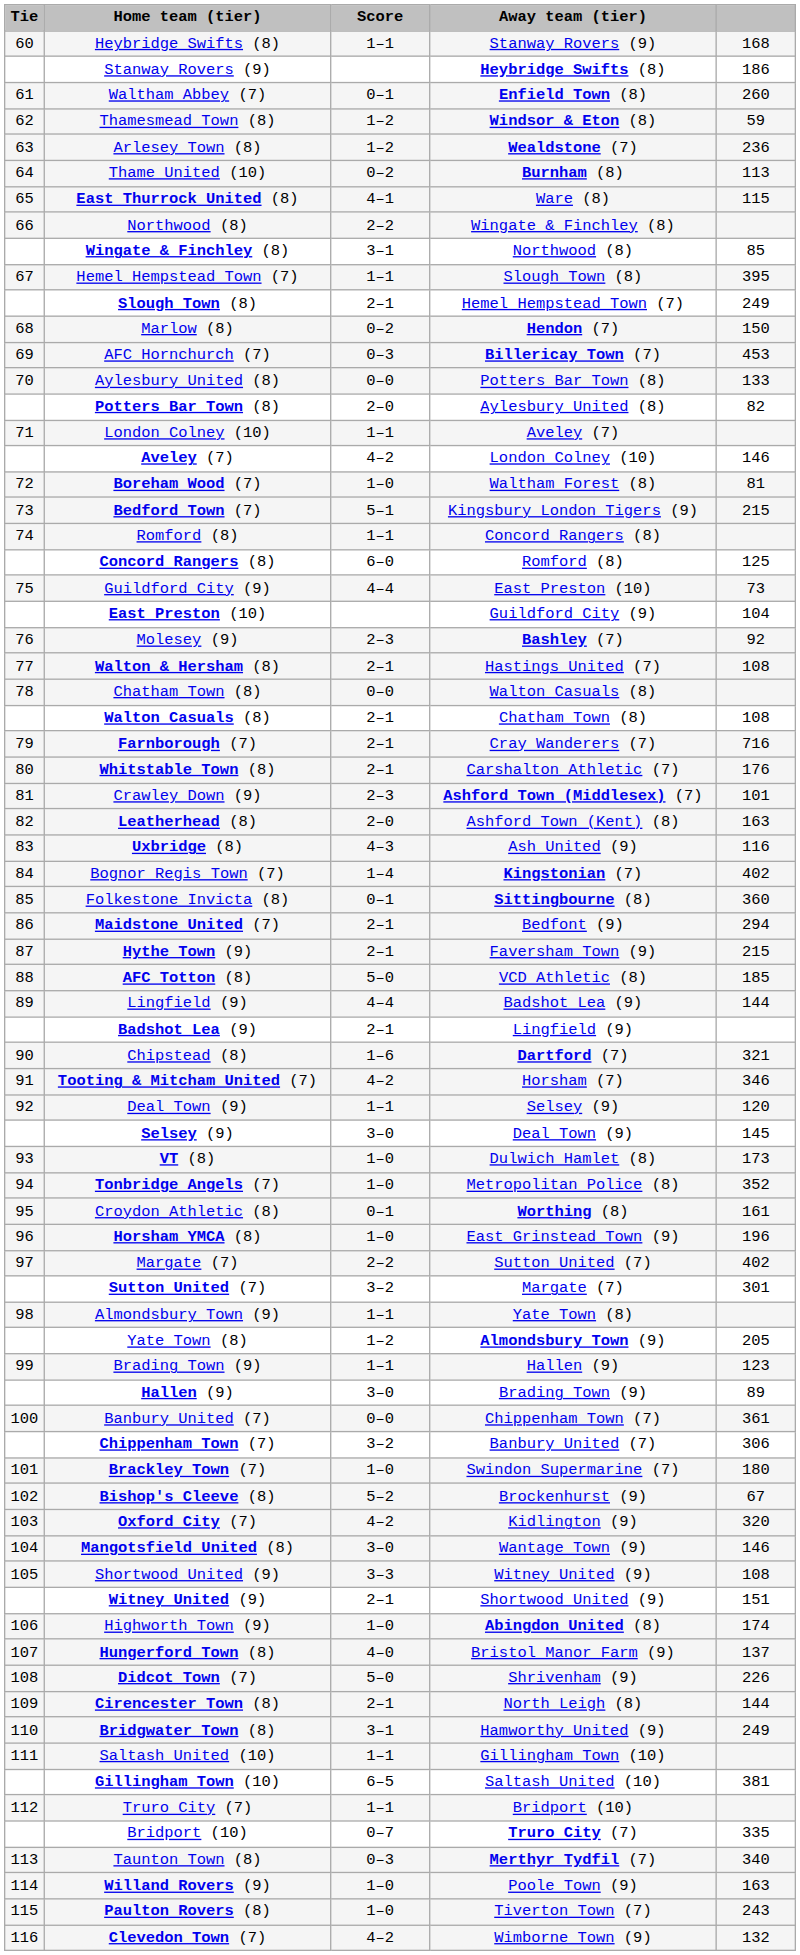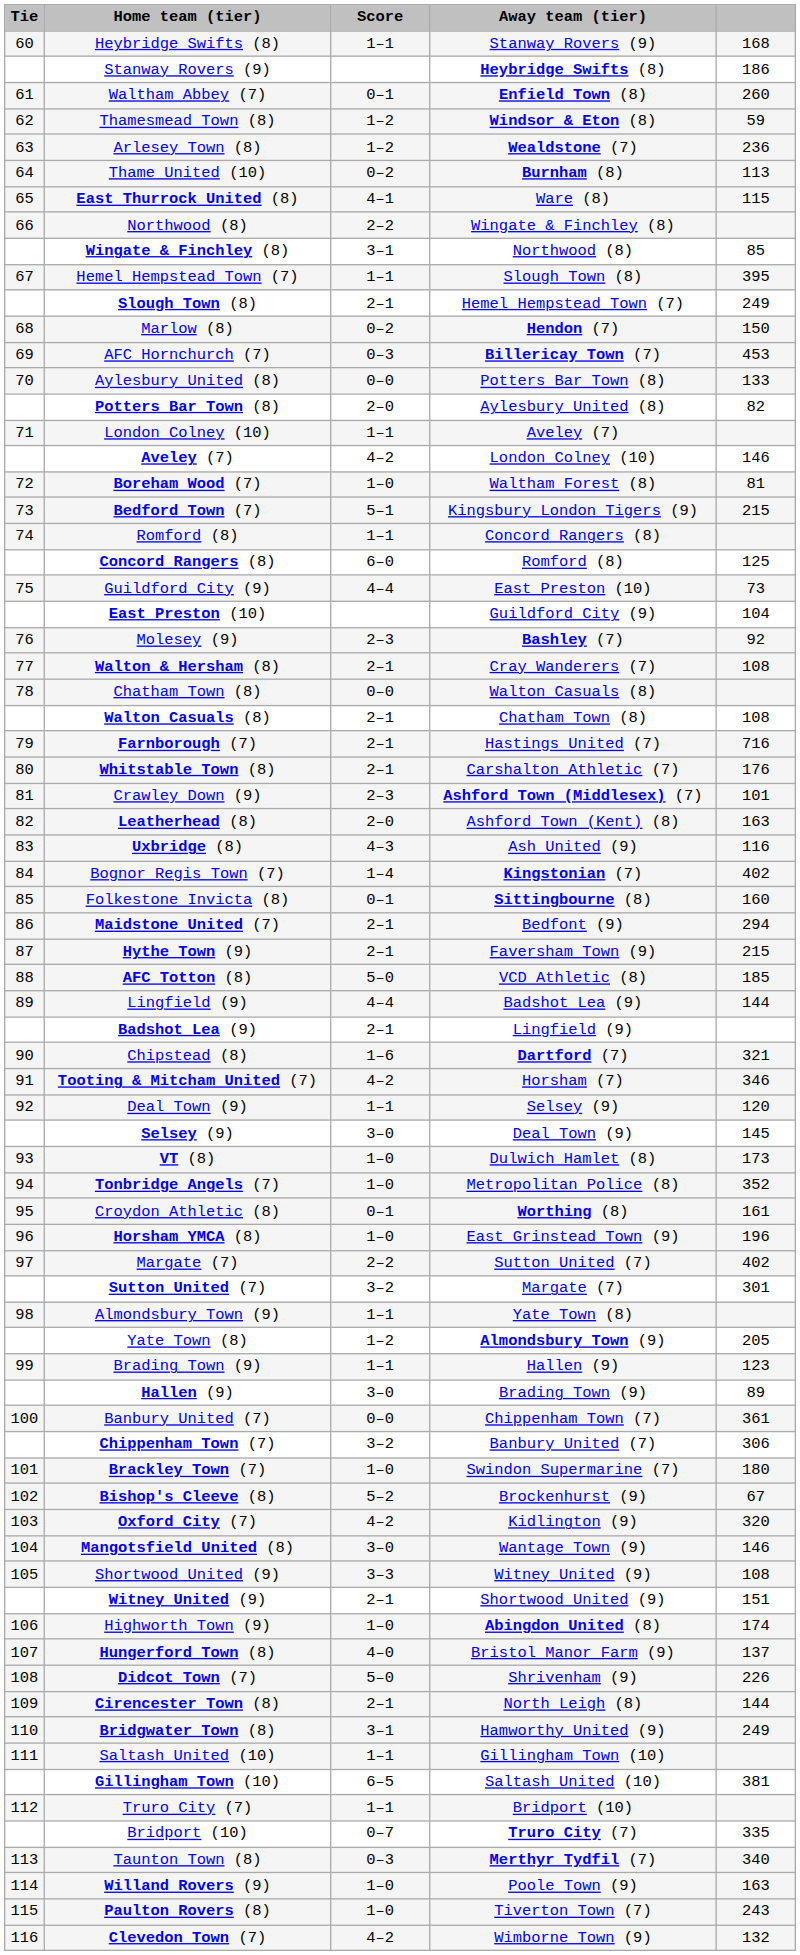(573, 666) Hastings United (7) -> (573, 666) Cray Wanderers (7)
(573, 744) Cray Wanderers (7) -> (573, 744) Hastings United (7)
(756, 899) 360 -> (756, 899) 160
